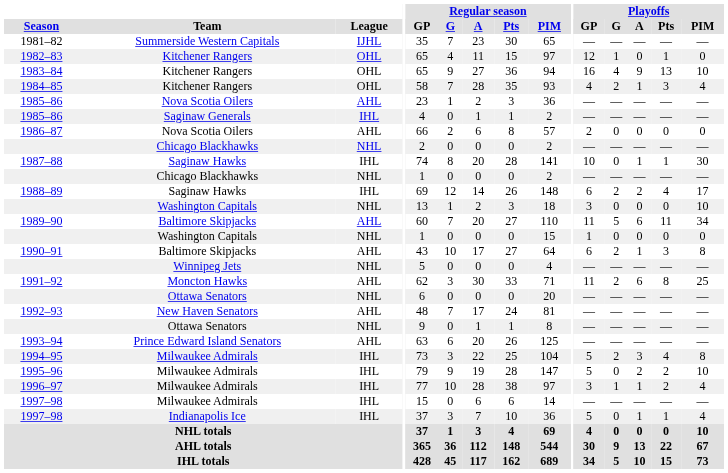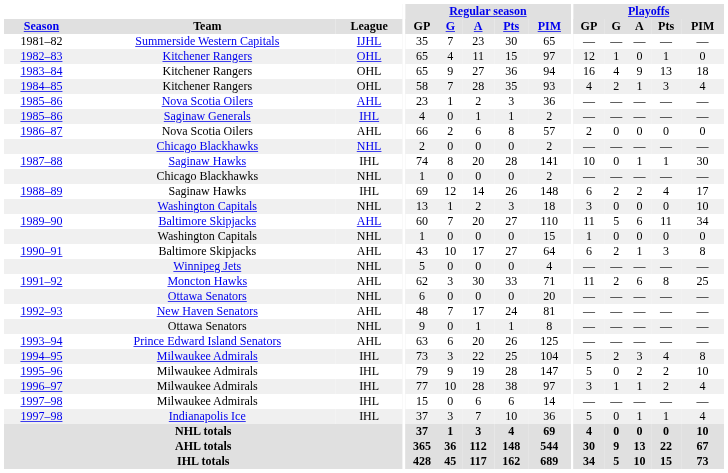(703, 71) 10 -> (703, 71) 18
